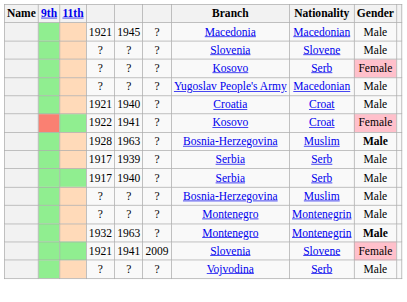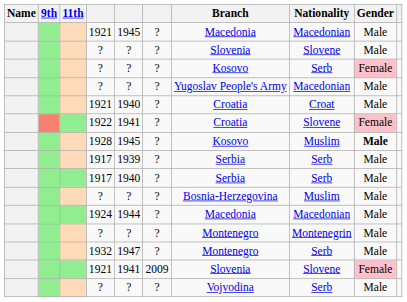(230, 123) Kosovo -> (230, 123) Croatia
(322, 123) Croat -> (322, 123) Slovene
(129, 141) 1963 -> (129, 141) 1945
(230, 141) Bosnia-Herzegovina -> (230, 141) Kosovo
+ row: (21, 214)
(129, 232) 1963 -> (129, 251) 1947
(322, 232) Montenegrin -> (322, 251) Serb
(375, 232) bold -> (375, 251) normal
